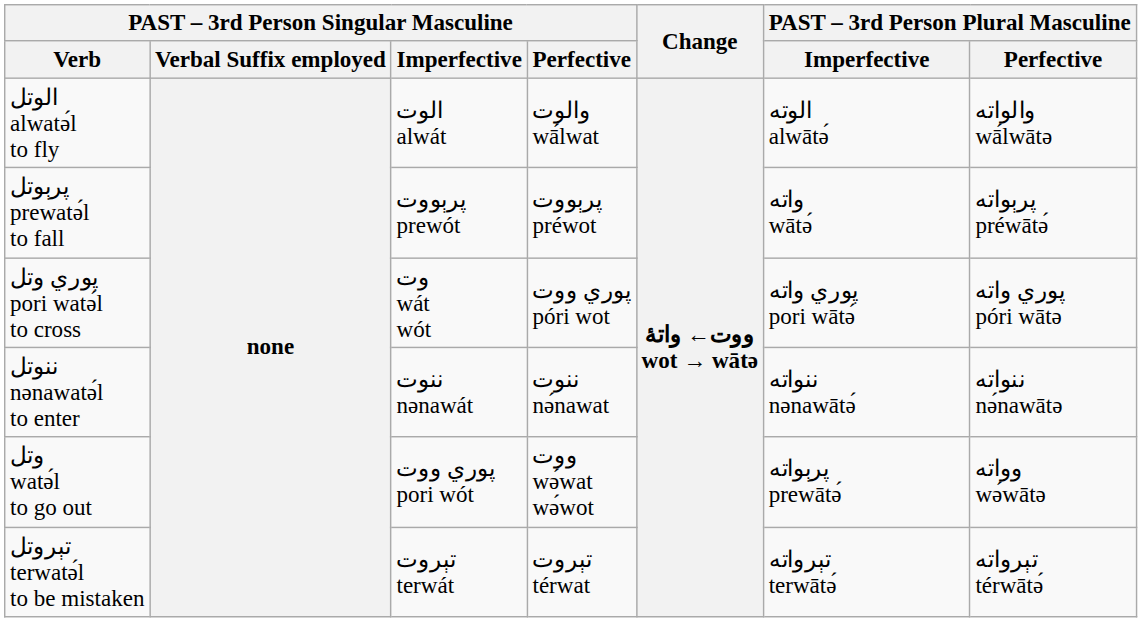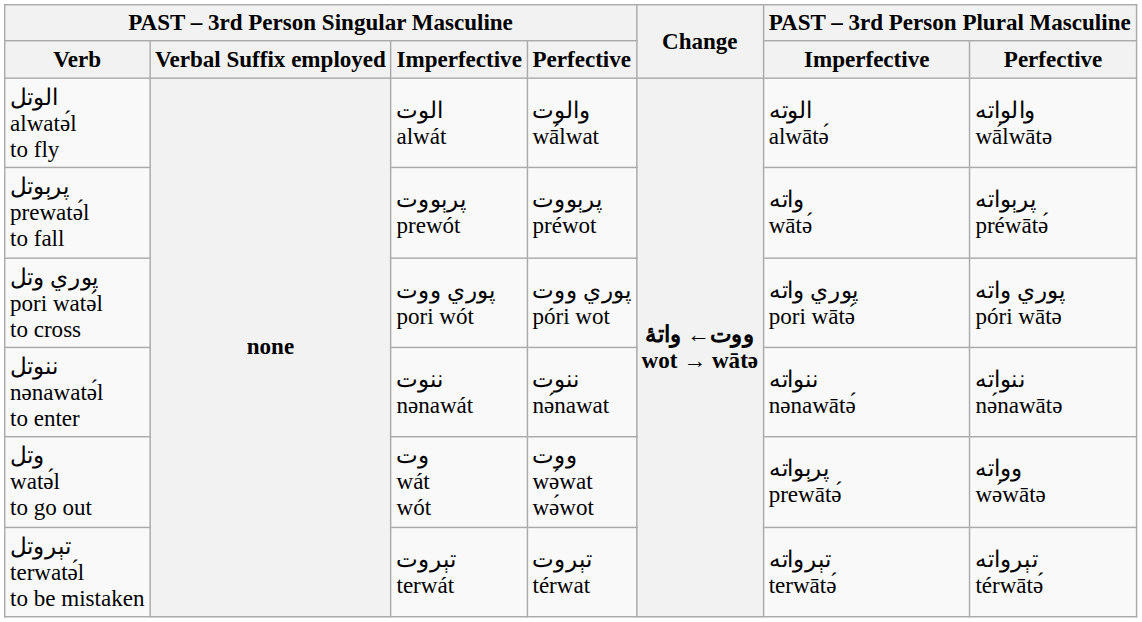(414, 302) وت wát wót -> (445, 302) پوري ووت pori wót
(445, 482) پوري ووت pori wót -> (414, 482) وت wát wót
